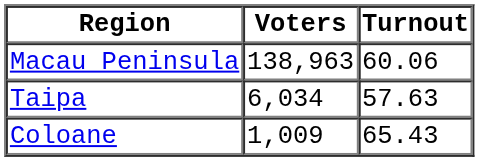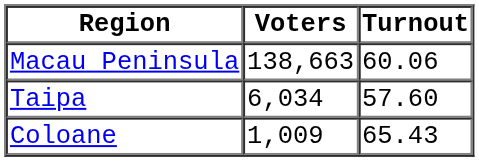(301, 62) 138,963 -> (301, 62) 138,663
(400, 99) 57.63 -> (400, 99) 57.60
